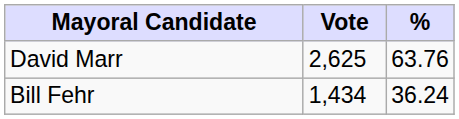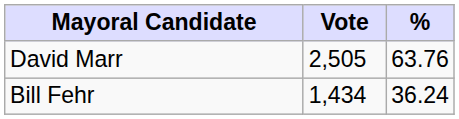(337, 59) 2,625 -> (337, 59) 2,505
